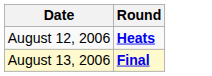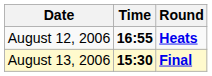+ column: (135, 15)
